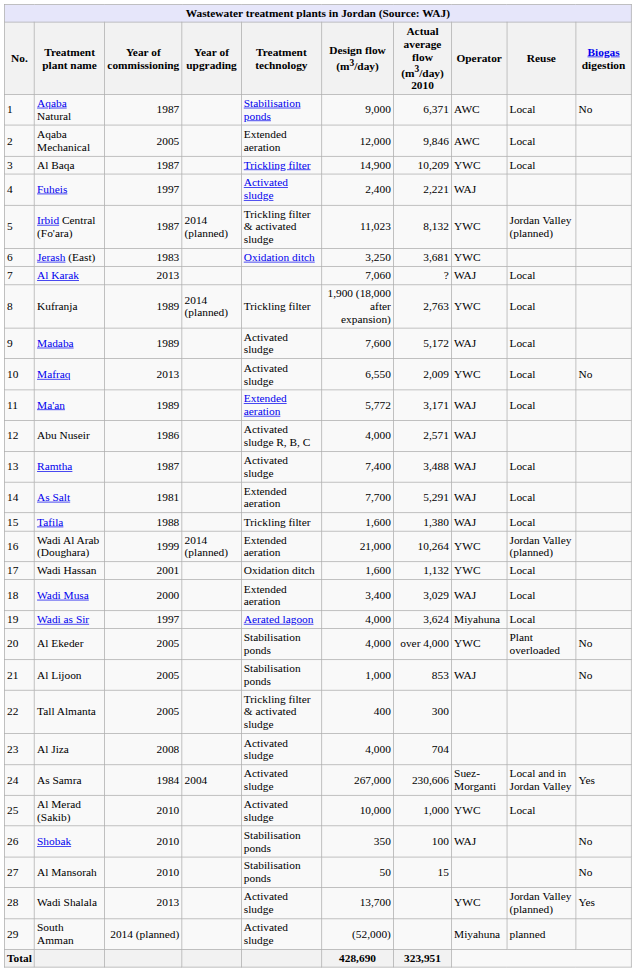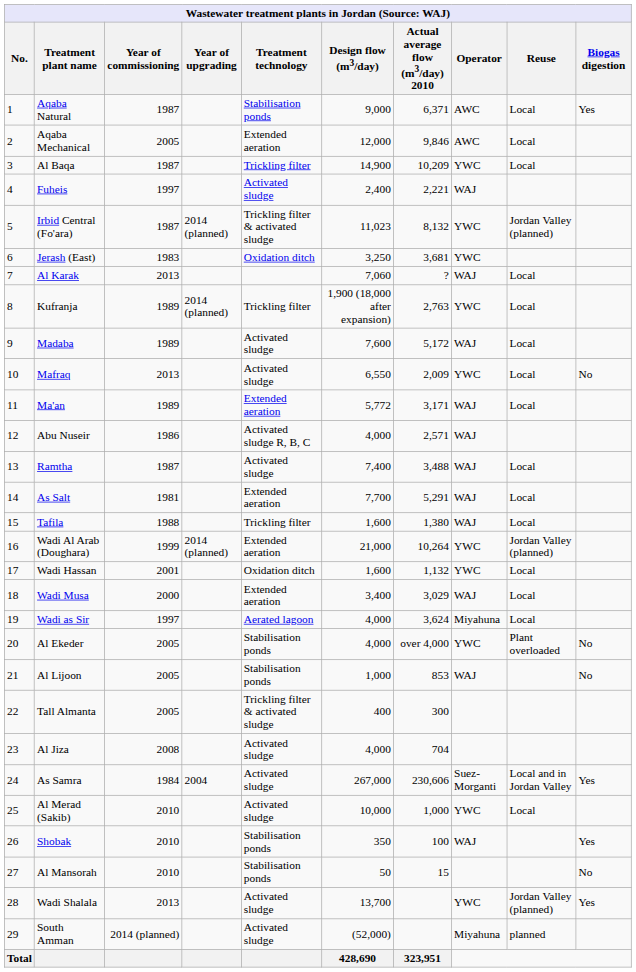(585, 110) No -> (587, 110) Yes
(585, 841) No -> (587, 841) Yes
